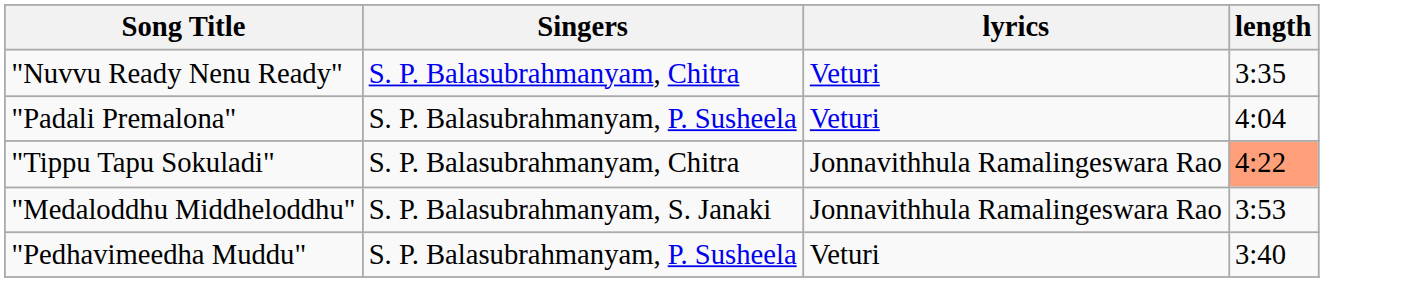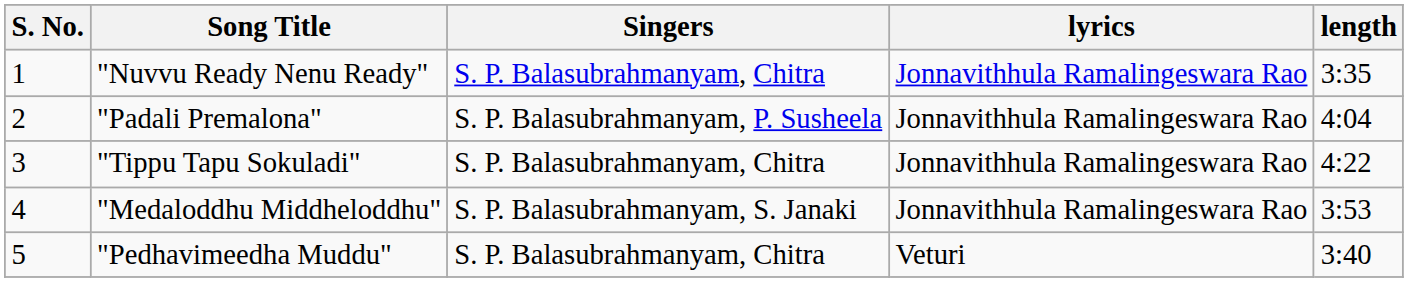+ column: (48, 27)
(845, 72) Veturi -> (1101, 72) Jonnavithhula Ramalingeswara Rao
(845, 118) Veturi -> (1101, 118) Jonnavithhula Ramalingeswara Rao
(1261, 163) lightsalmon background -> (1346, 163) no background
(583, 254) S. P. Balasubrahmanyam, P. Susheela -> (640, 254) S. P. Balasubrahmanyam, Chitra
